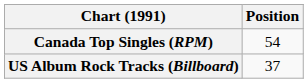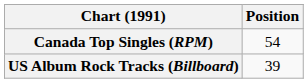(272, 66) 37 -> (272, 66) 39
